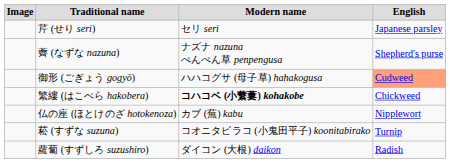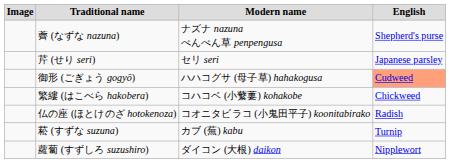rows swapped: (67, 29) <-> (79, 53)
(242, 95) bold -> (242, 95) normal
(212, 113) カブ (蕪) kabu -> (276, 113) コオニタビラコ (小鬼田平子) koonitabirako
(398, 114) Nipplewort -> (389, 114) Radish
(276, 131) コオニタビラコ (小鬼田平子) koonitabirako -> (212, 131) カブ (蕪) kabu
(389, 149) Radish -> (398, 149) Nipplewort
